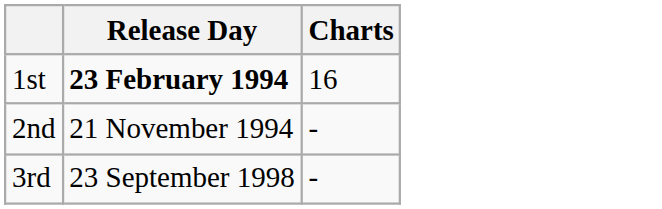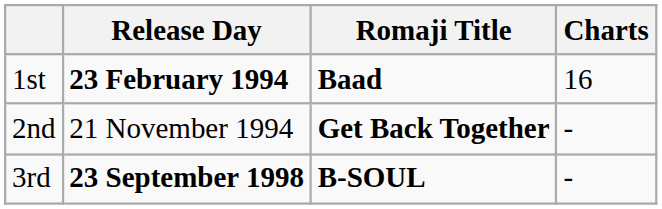+ column: (434, 29)
(182, 177) normal -> (187, 177) bold
